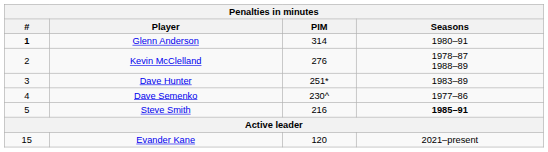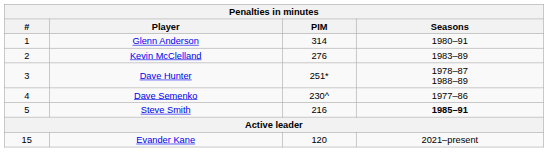(27, 41) bold -> (27, 41) normal
(450, 61) 1978–87 1988–89 -> (450, 56) 1983–89
(450, 81) 1983–89 -> (450, 76) 1978–87 1988–89
